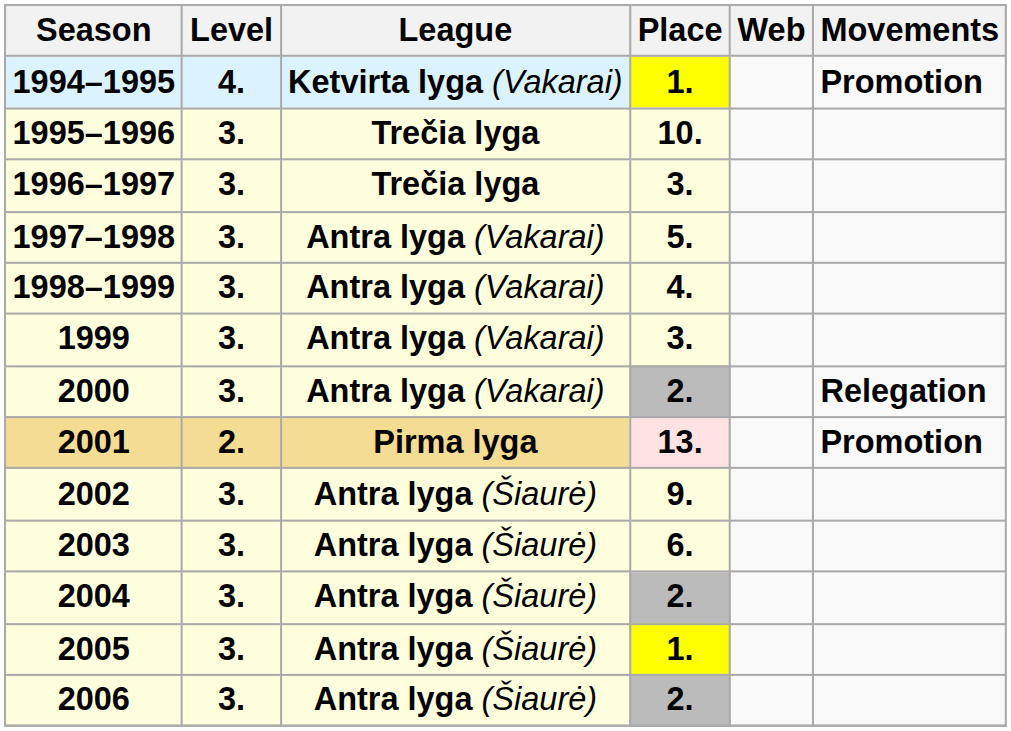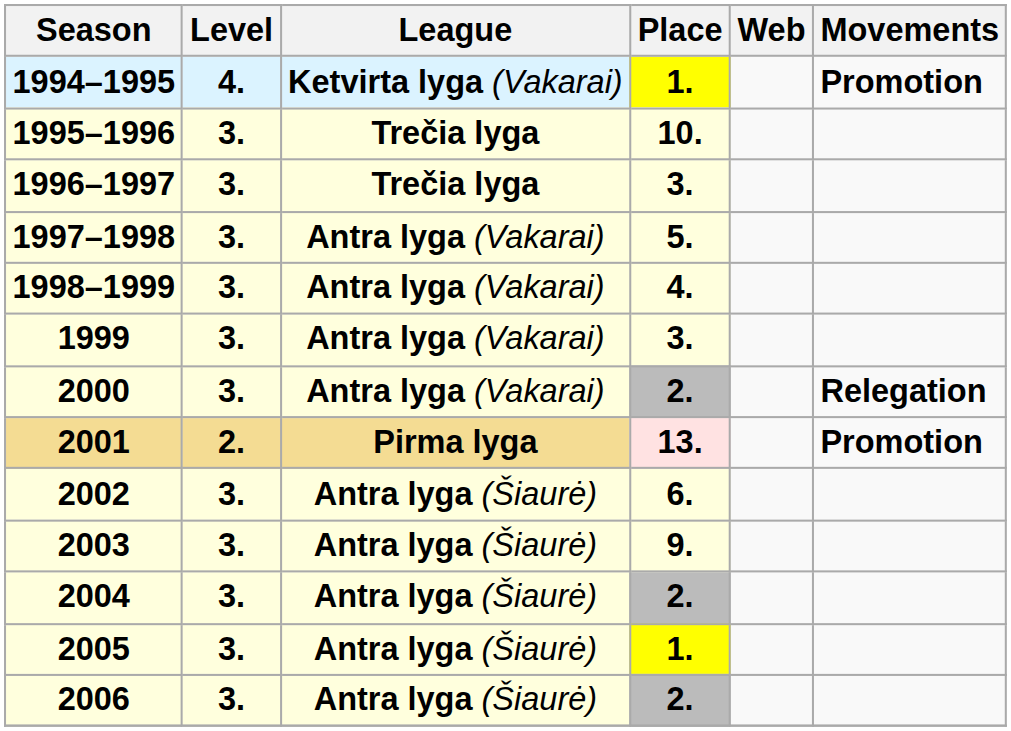(680, 493) 9. -> (680, 493) 6.
(680, 545) 6. -> (680, 545) 9.
